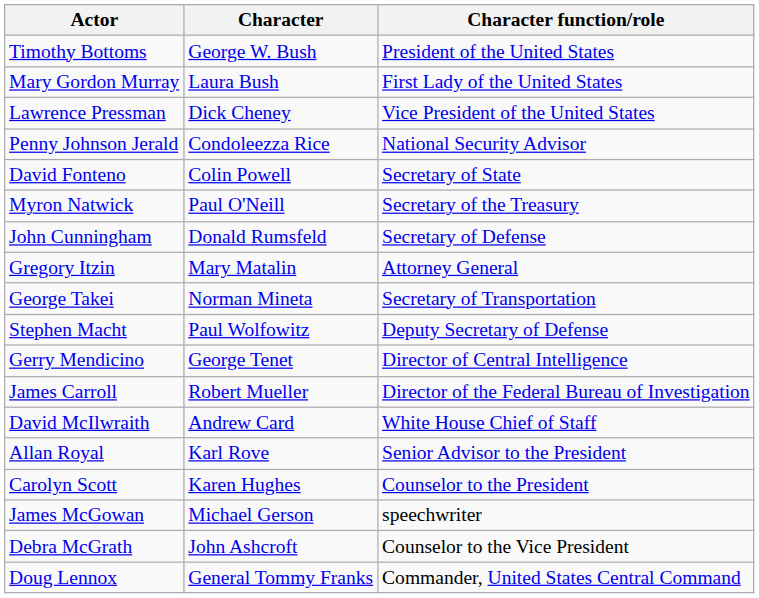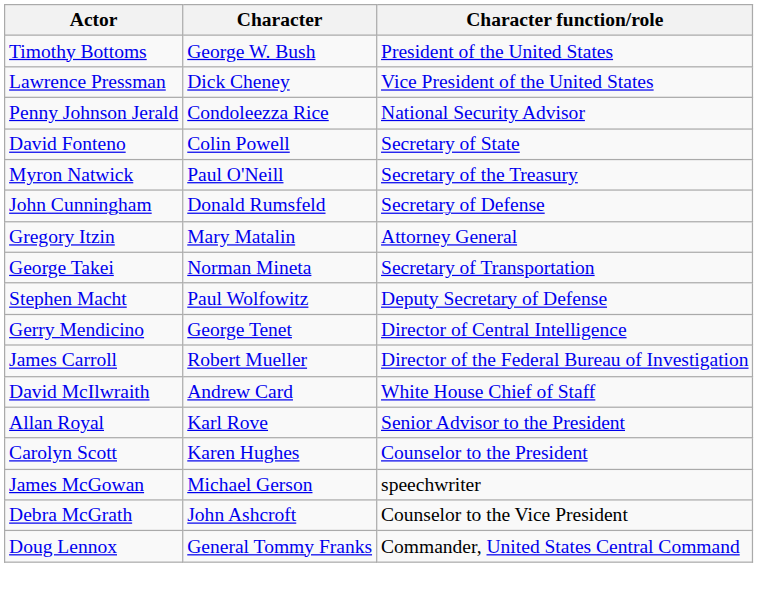- row: (94, 81)
